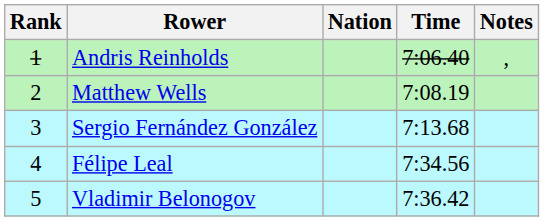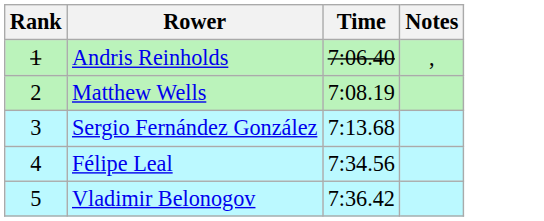- column: (360, 22)
